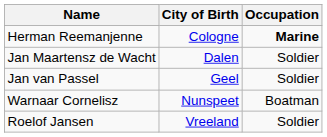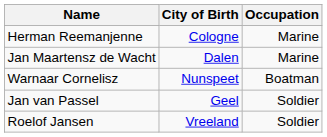(297, 36) bold -> (298, 36) normal
(298, 57) Soldier -> (298, 57) Marine
rows swapped: (53, 79) <-> (63, 100)
